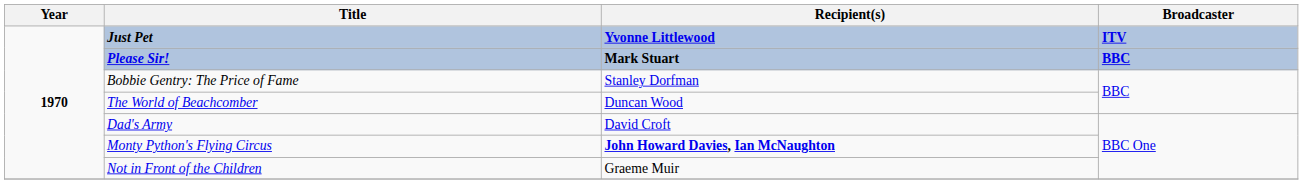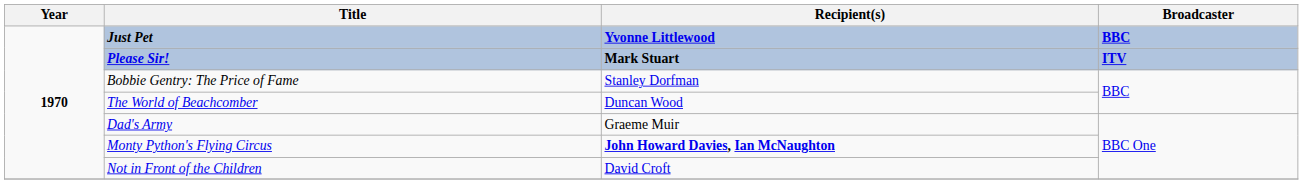(1114, 37) ITV -> (1116, 37) BBC
(1116, 59) BBC -> (1114, 59) ITV
(638, 124) David Croft -> (642, 124) Graeme Muir
(642, 168) Graeme Muir -> (638, 168) David Croft
